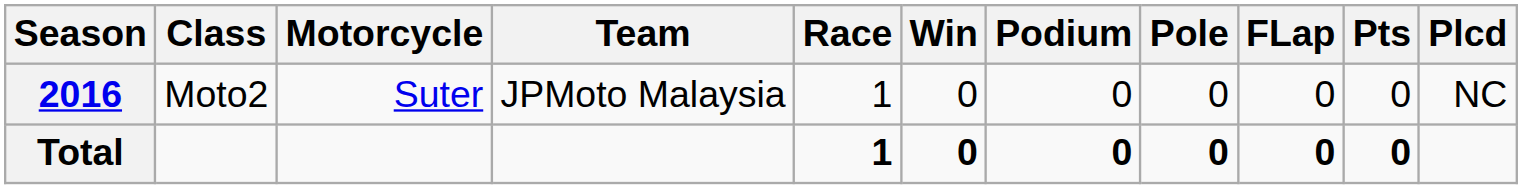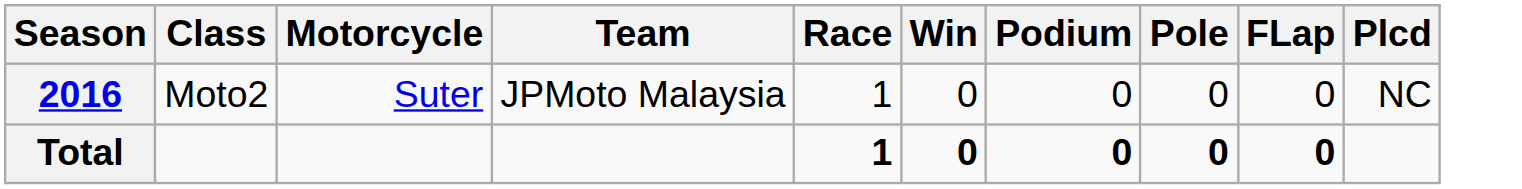- column: (1382, 34)
